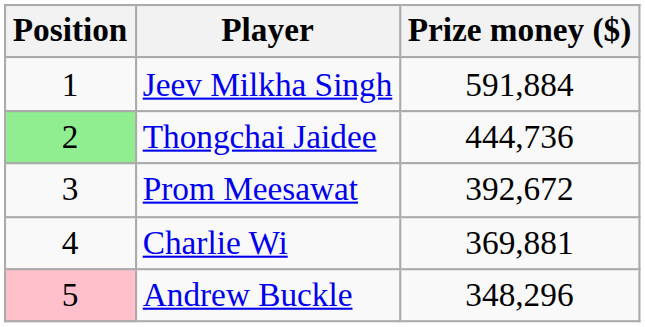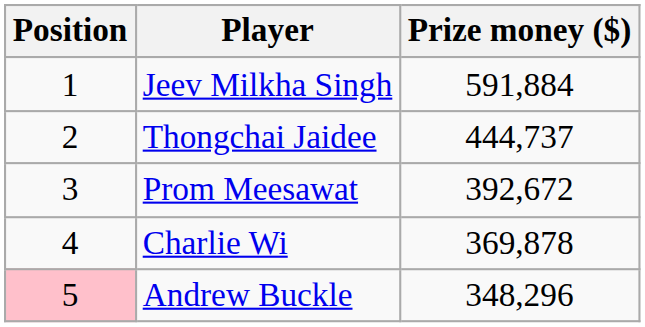(70, 136) lightgreen background -> (70, 136) no background
(519, 136) 444,736 -> (519, 136) 444,737
(519, 242) 369,881 -> (519, 242) 369,878
